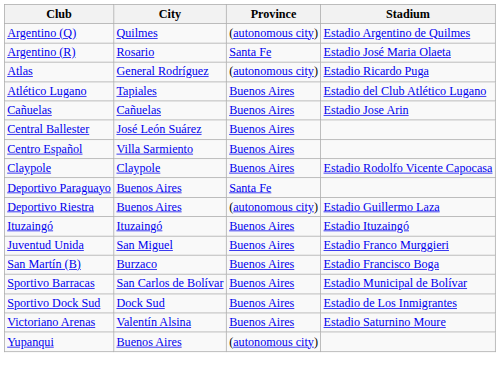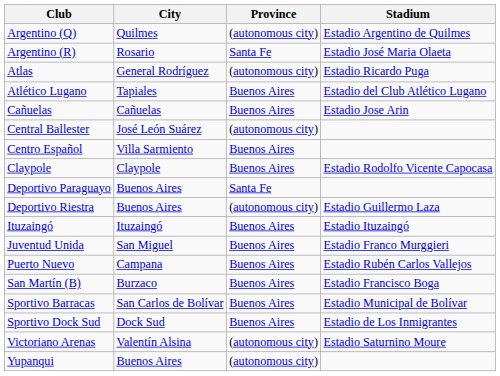(262, 129) Buenos Aires -> (274, 129) (autonomous city)
+ row: (41, 264)
(262, 322) Buenos Aires -> (274, 341) (autonomous city)
